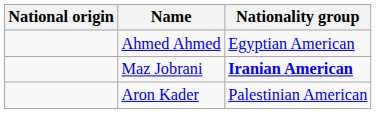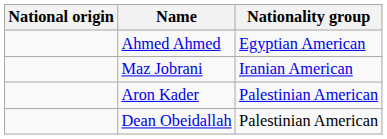(291, 69) bold -> (296, 69) normal
+ row: (176, 120)
